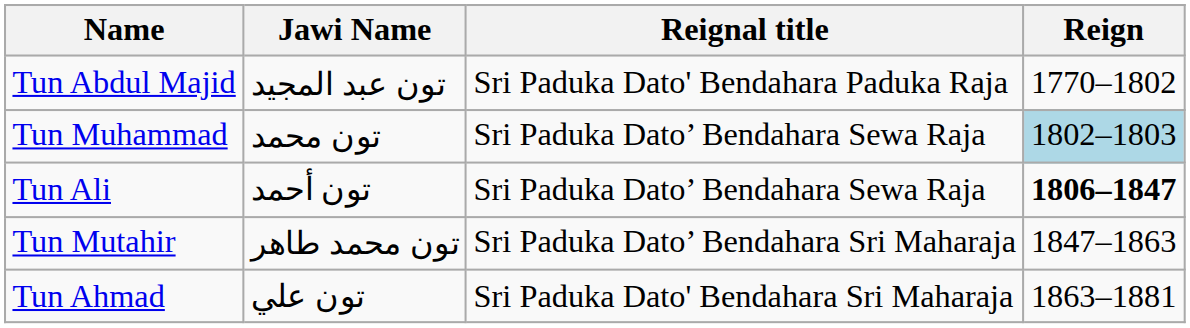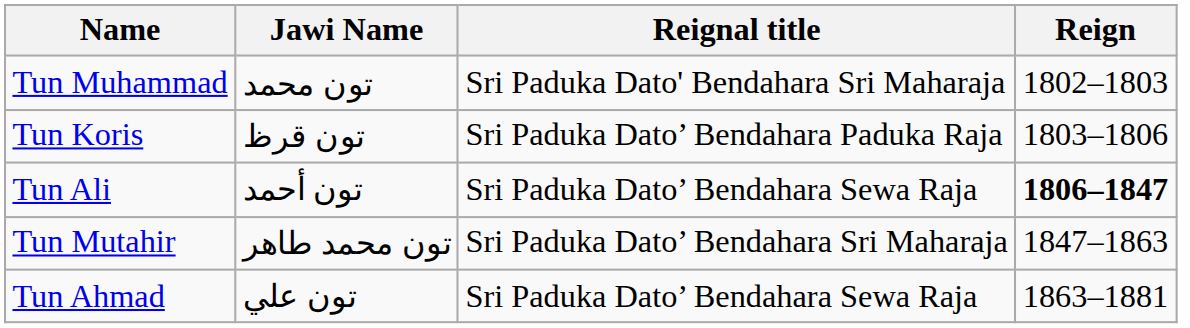- row: (124, 82)
(730, 135) Sri Paduka Dato’ Bendahara Sewa Raja -> (735, 82) Sri Paduka Dato' Bendahara Sri Maharaja
(1104, 135) lightblue background -> (1095, 82) no background
+ row: (78, 135)
(744, 295) Sri Paduka Dato' Bendahara Sri Maharaja -> (721, 295) Sri Paduka Dato’ Bendahara Sewa Raja
